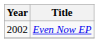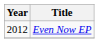(17, 29) 2002 -> (17, 29) 2012
